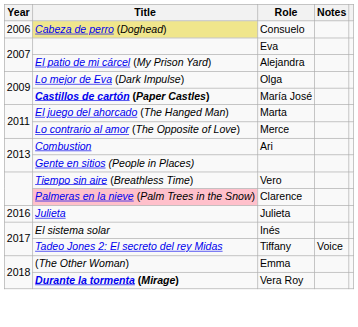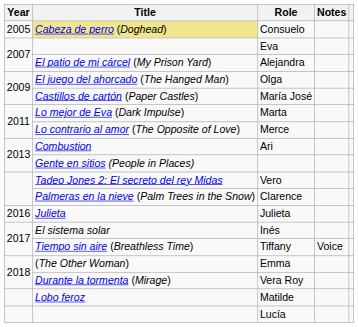(19, 29) 2006 -> (19, 29) 2005
(110, 79) Lo mejor de Eva (Dark Impulse) -> (132, 79) El juego del ahorcado (The Hanged Man)
(122, 96) bold -> (117, 96) normal
(132, 113) El juego del ahorcado (The Hanged Man) -> (110, 113) Lo mejor de Eva (Dark Impulse)
(114, 180) Tiempo sin aire (Breathless Time) -> (129, 180) Tadeo Jones 2: El secreto del rey Midas
(145, 197) pink background -> (145, 197) no background
(129, 247) Tadeo Jones 2: El secreto del rey Midas -> (114, 247) Tiempo sin aire (Breathless Time)
(107, 280) bold -> (103, 280) normal
+ row: (277, 297)
+ row: (273, 314)
